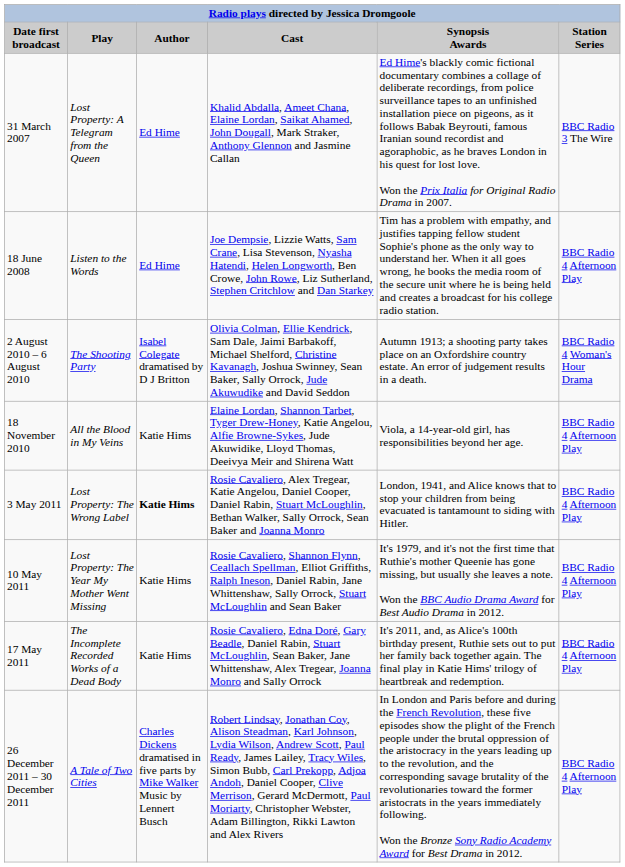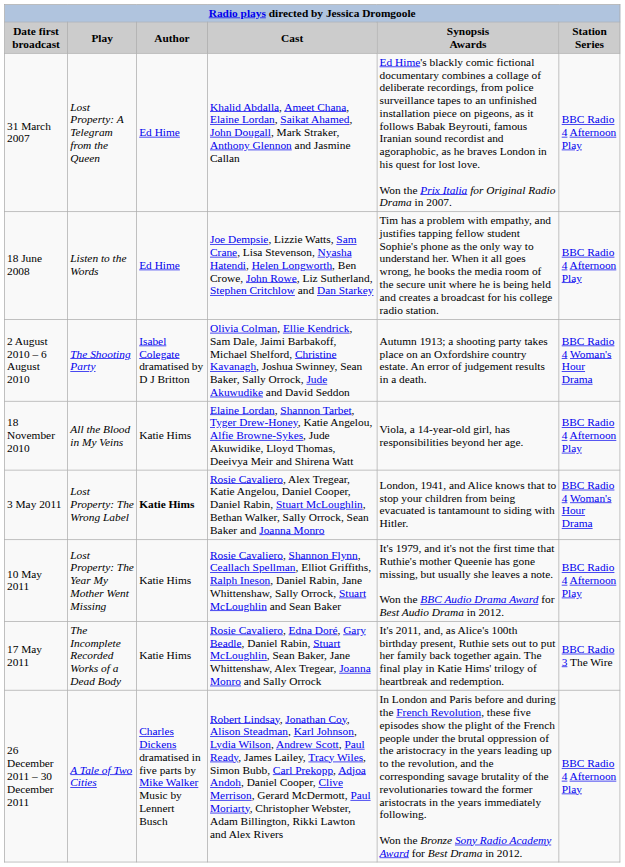(588, 132) BBC Radio 3 The Wire -> (589, 132) BBC Radio 4 Afternoon Play
(589, 505) BBC Radio 4 Afternoon Play -> (588, 505) BBC Radio 4 Woman's Hour Drama
(589, 656) BBC Radio 4 Afternoon Play -> (588, 656) BBC Radio 3 The Wire
